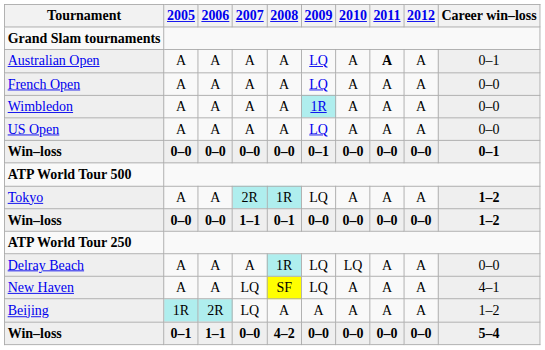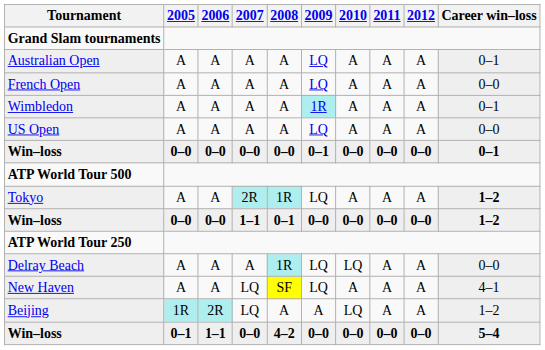(387, 60) bold -> (387, 60) normal
(489, 106) 0–0 -> (489, 106) 0–1
(353, 310) A -> (353, 310) LQ
